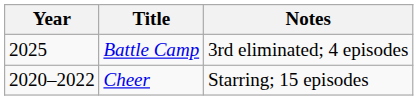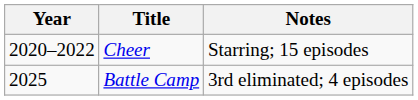rows swapped: (127, 79) <-> (151, 49)
